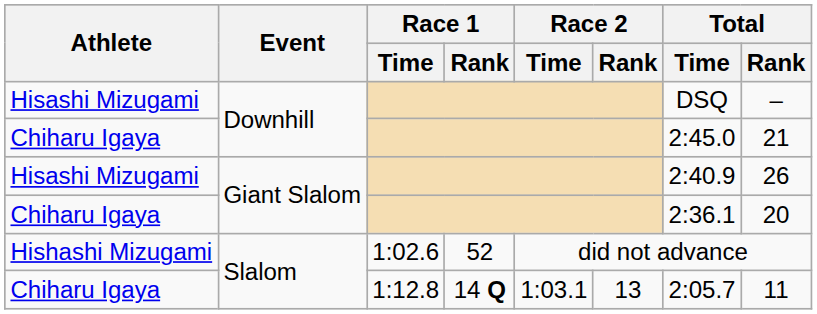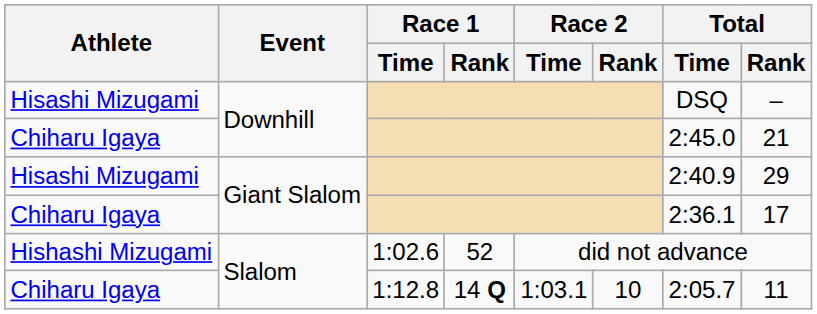(776, 176) 26 -> (776, 176) 29
(776, 214) 20 -> (776, 214) 17
(628, 290) 13 -> (628, 290) 10
